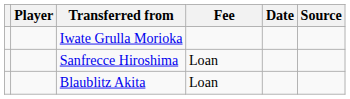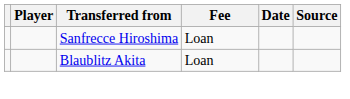- row: (121, 37)
